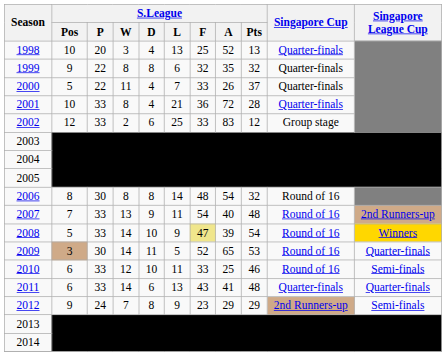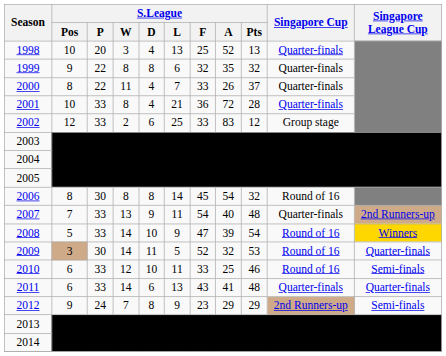(70, 86) 5 -> (70, 86) 8
(203, 196) 48 -> (203, 196) 45
(311, 214) Round of 16 -> (311, 214) Quarter-finals
(203, 232) khaki background -> (203, 232) no background
(228, 251) 65 -> (228, 251) 32
